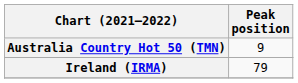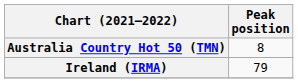(261, 48) 9 -> (261, 48) 8
